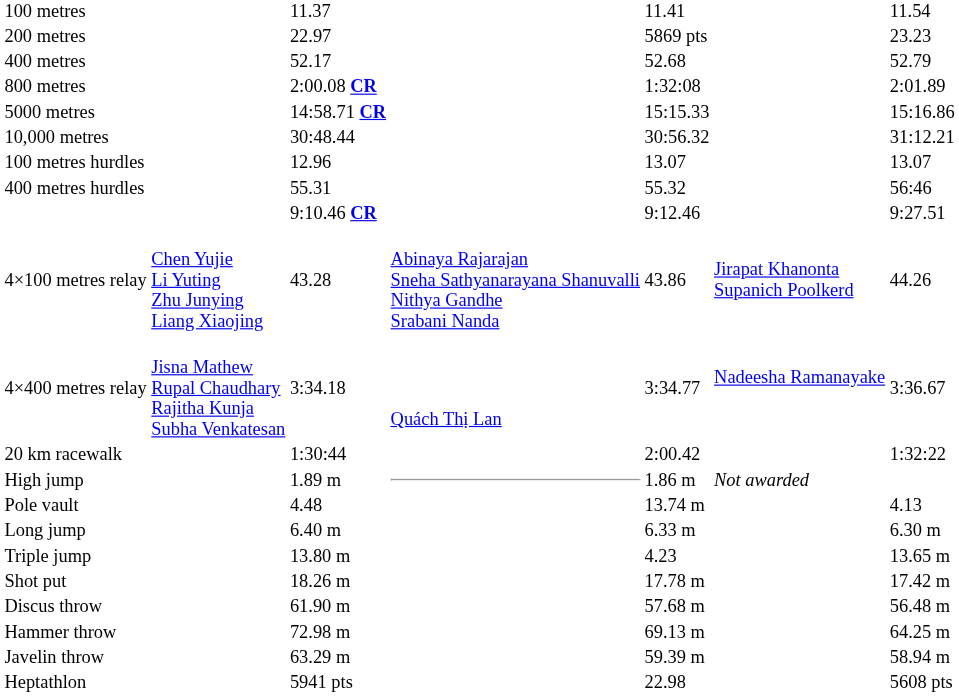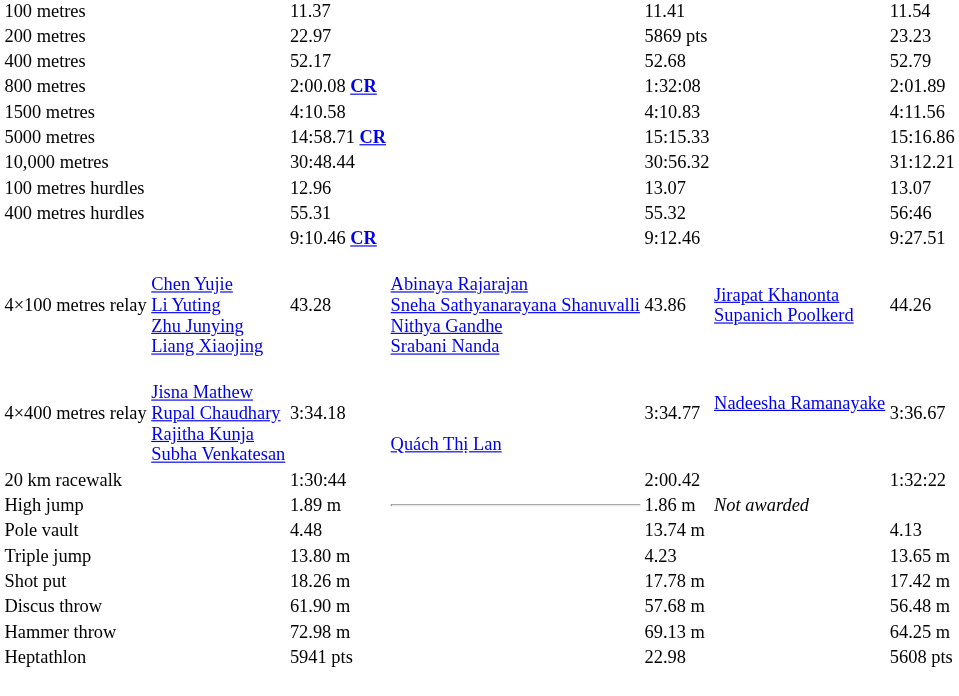+ row: (50, 111)
- row: (45, 530)
- row: (54, 657)
